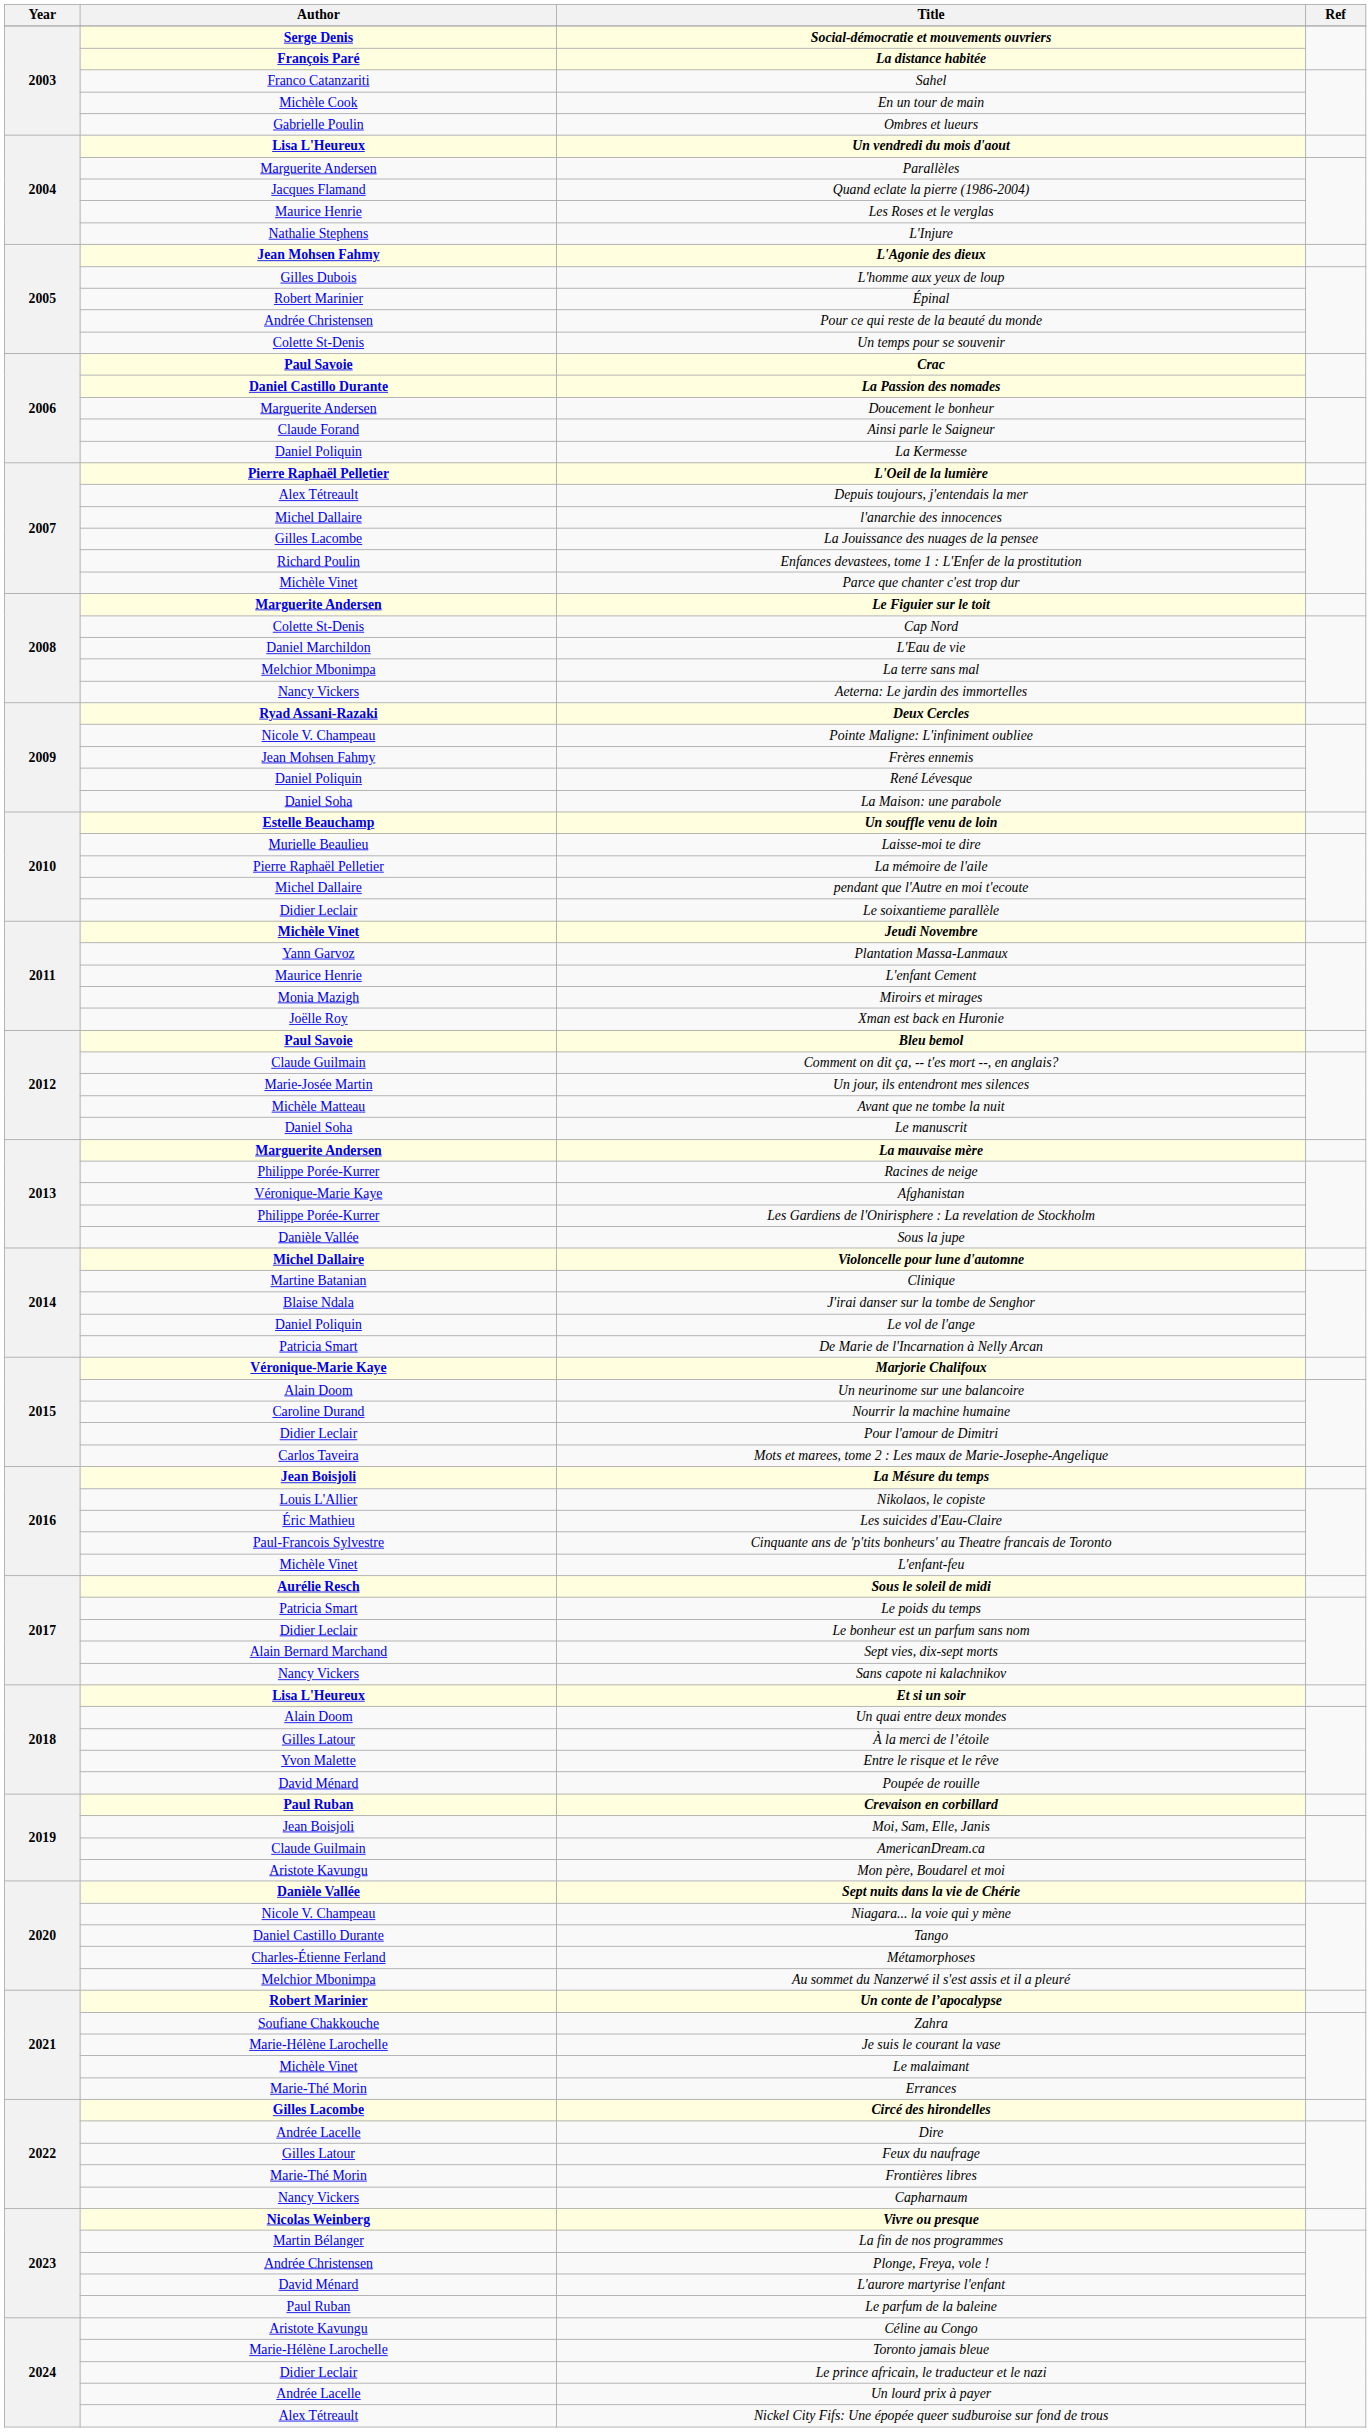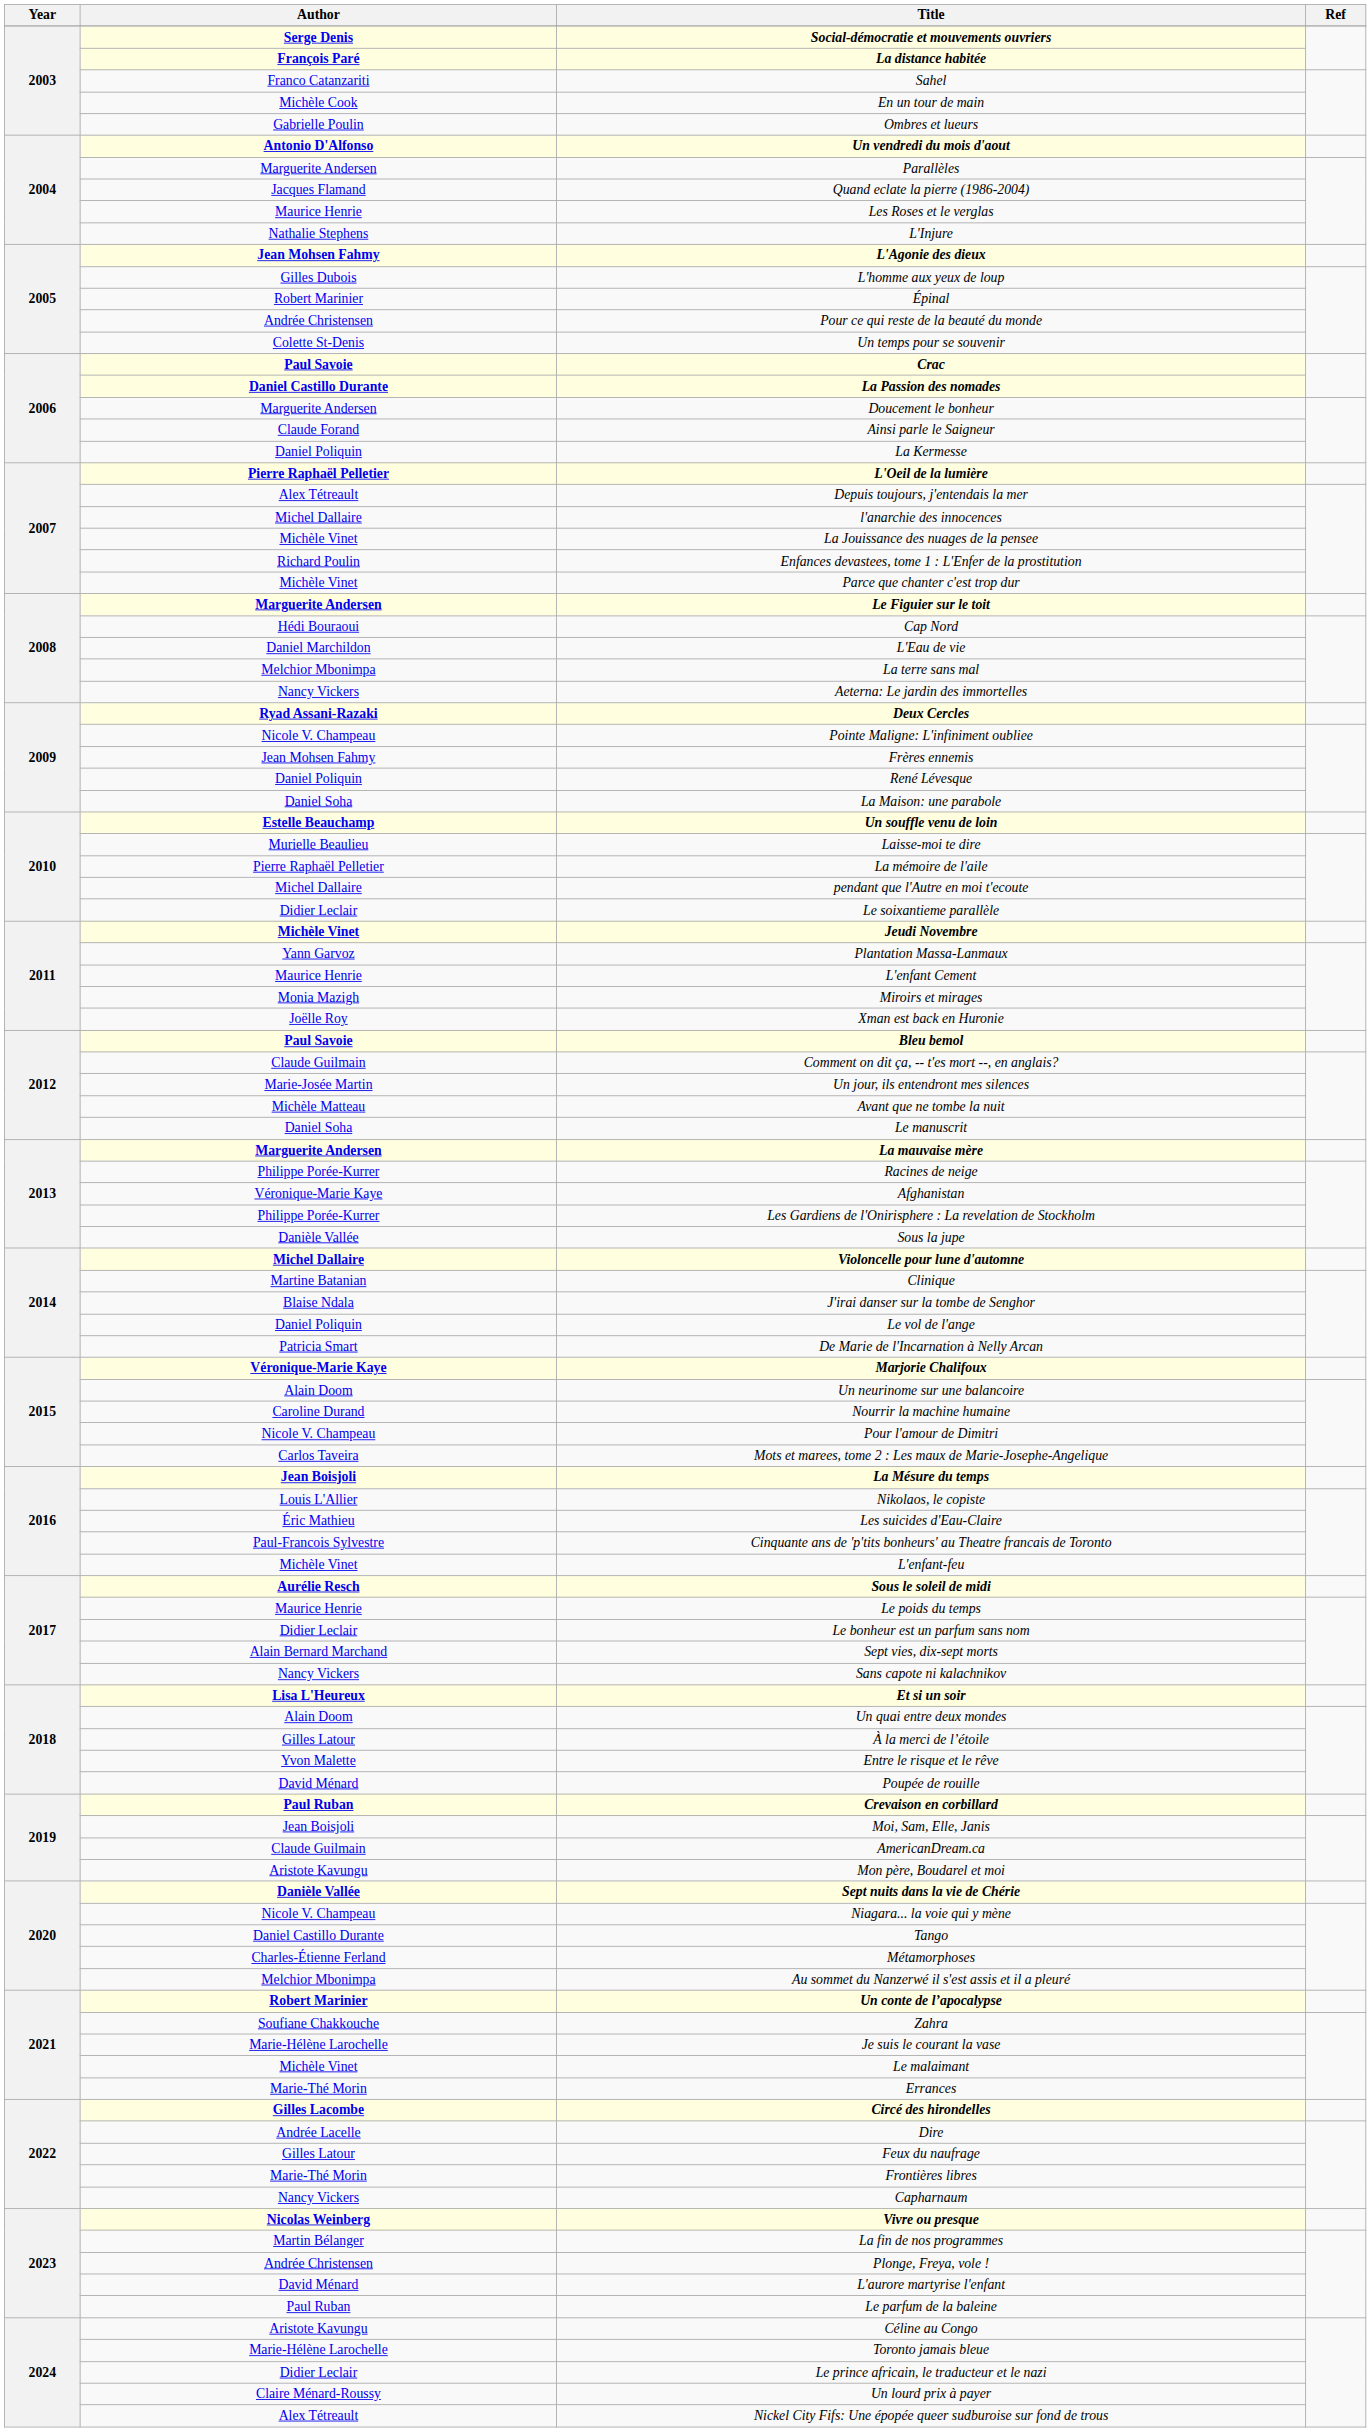(318, 146) Lisa L'Heureux -> (318, 146) Antonio D'Alfonso
(318, 539) Gilles Lacombe -> (318, 539) Michèle Vinet
(318, 626) Colette St-Denis -> (318, 626) Hédi Bouraoui
(318, 1433) Didier Leclair -> (318, 1433) Nicole V. Champeau
(318, 1608) Patricia Smart -> (318, 1608) Maurice Henrie
(318, 2394) Andrée Lacelle -> (318, 2394) Claire Ménard-Roussy
